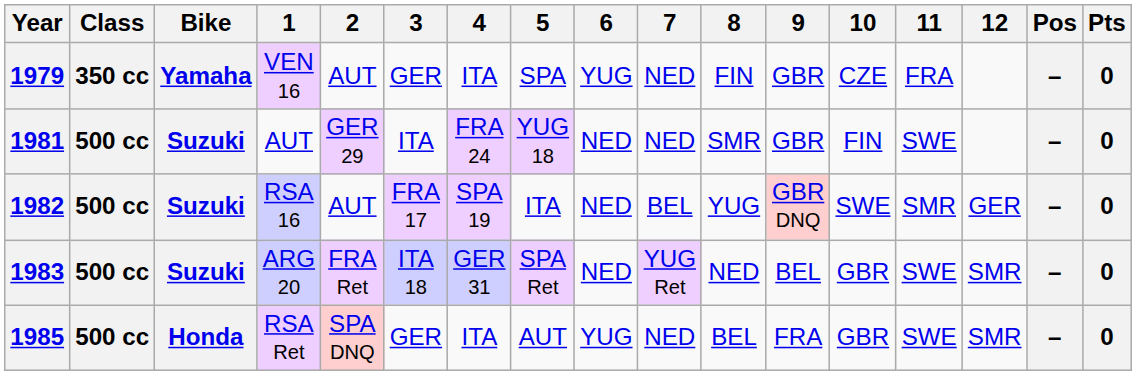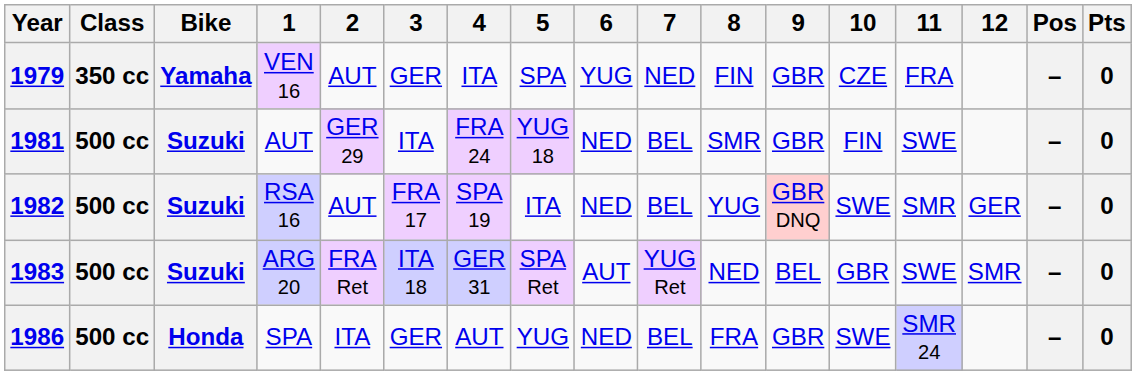(670, 141) NED -> (670, 141) BEL
(606, 272) NED -> (606, 272) AUT
- row: (37, 337)
+ row: (37, 337)
